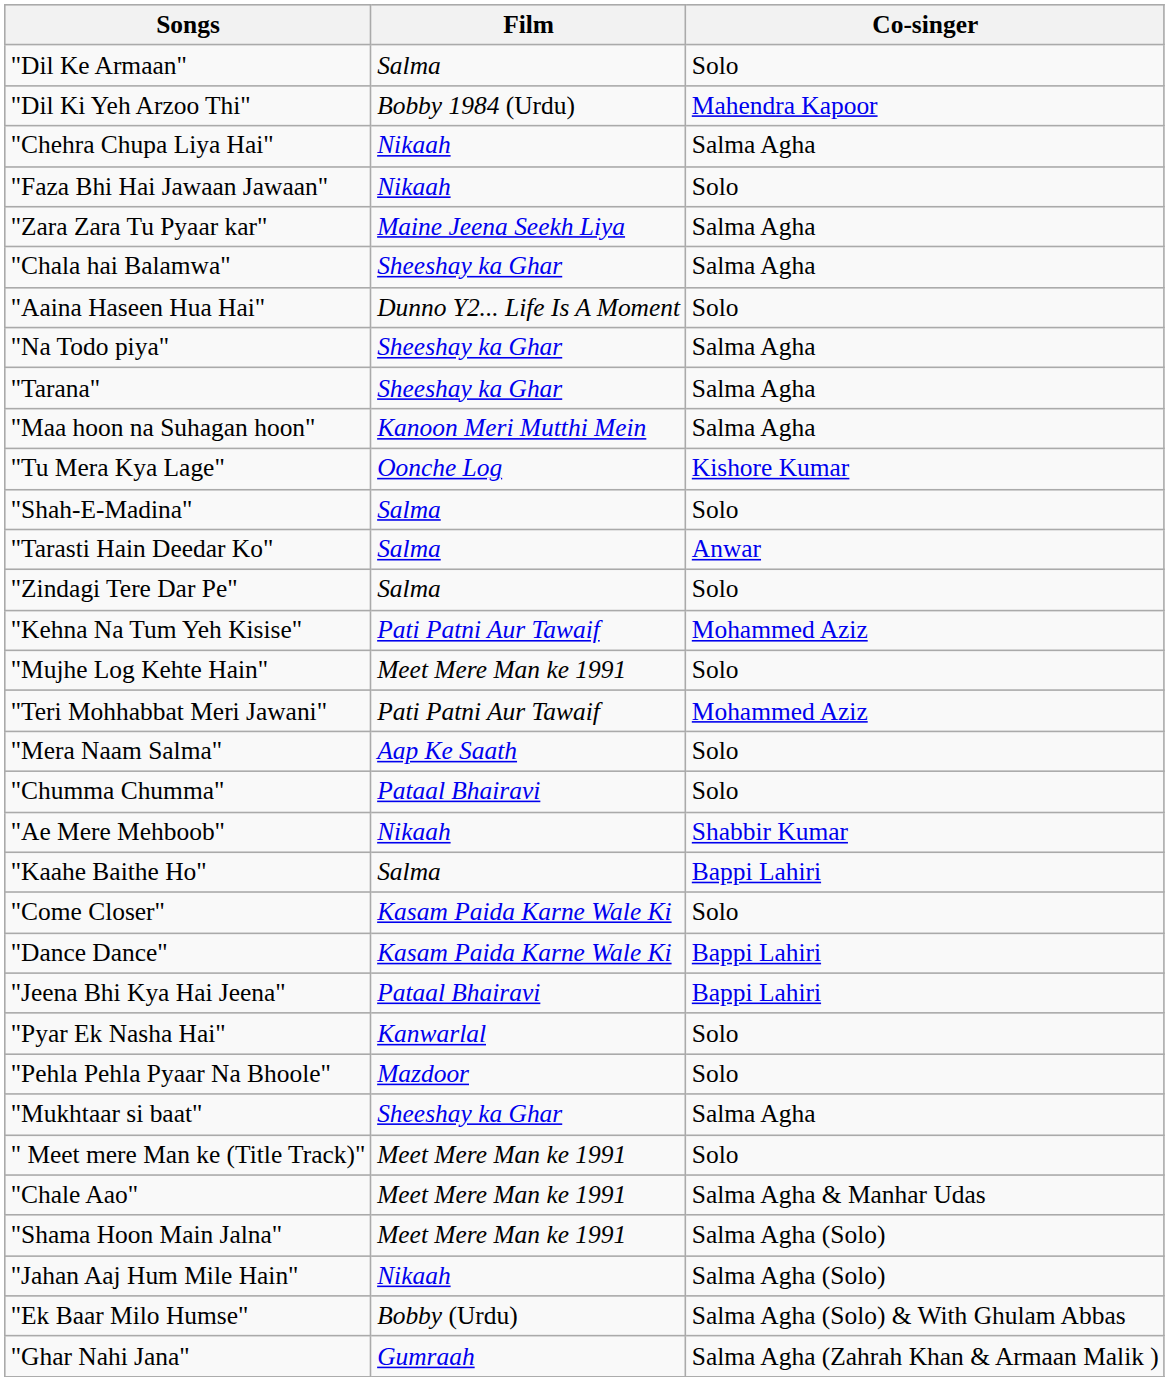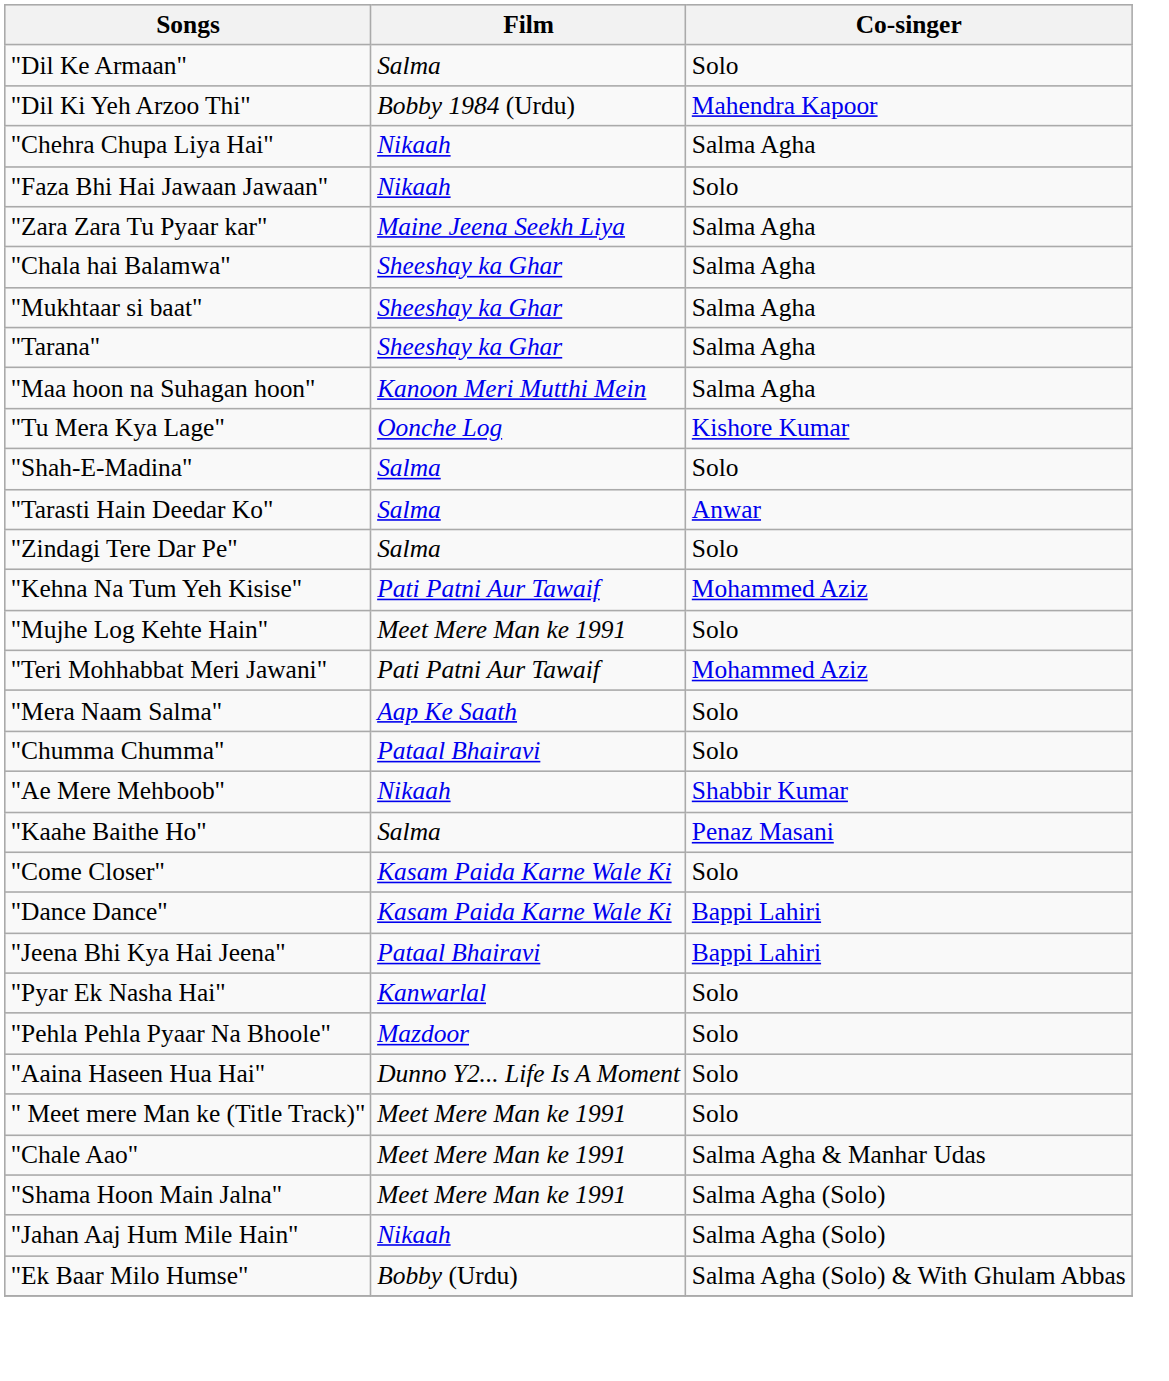rows swapped: (107, 1114) <-> (138, 307)
- row: (90, 347)
(756, 871) Bappi Lahiri -> (763, 831) Penaz Masani
- row: (100, 1356)
